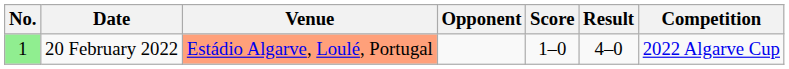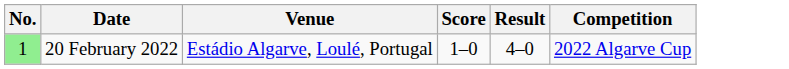- column: (481, 19)
(310, 49) lightsalmon background -> (310, 49) no background
